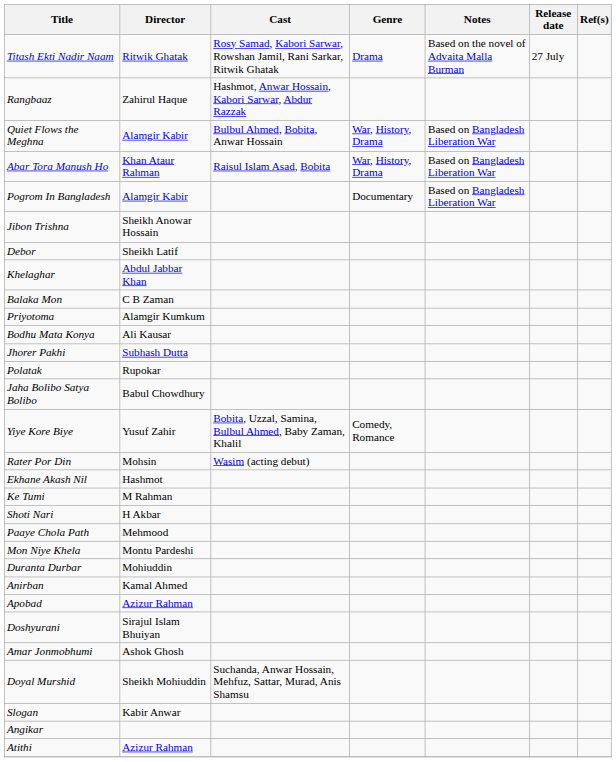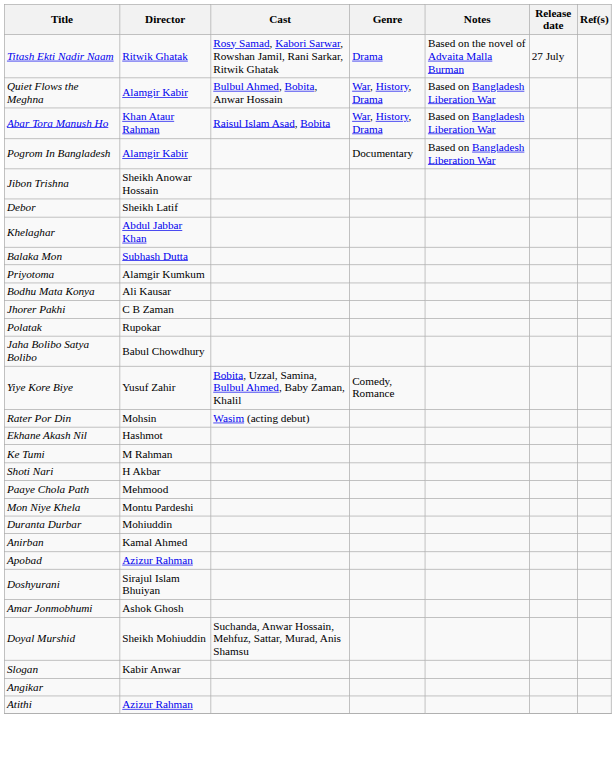- row: (29, 99)
(148, 299) C B Zaman -> (155, 256) Subhash Dutta
(155, 352) Subhash Dutta -> (148, 309) C B Zaman
